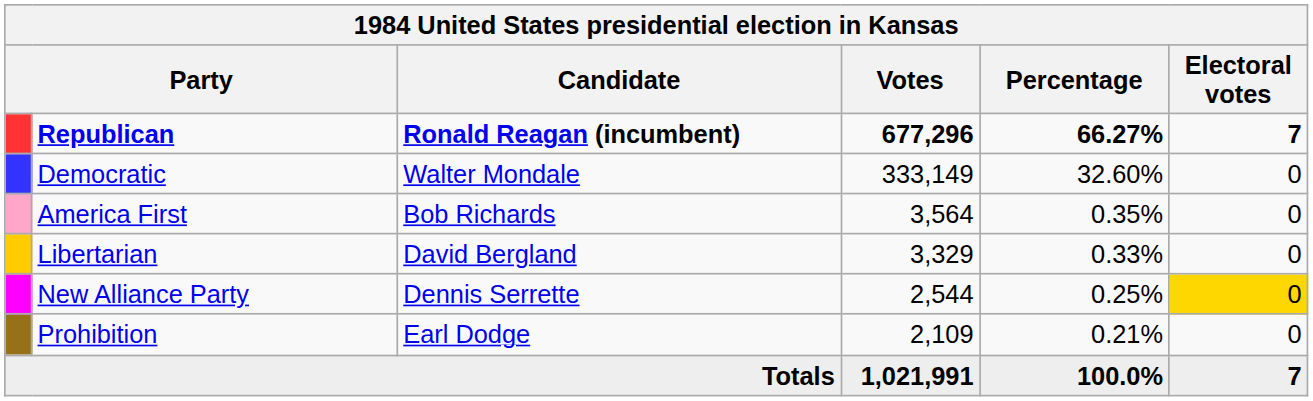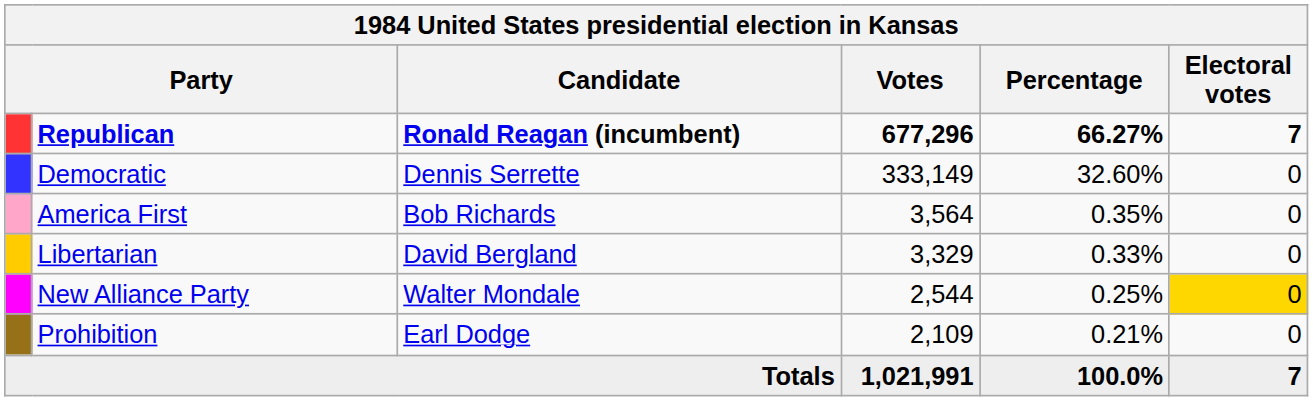(492, 174) Walter Mondale -> (491, 174) Dennis Serrette
(491, 295) Dennis Serrette -> (492, 295) Walter Mondale
